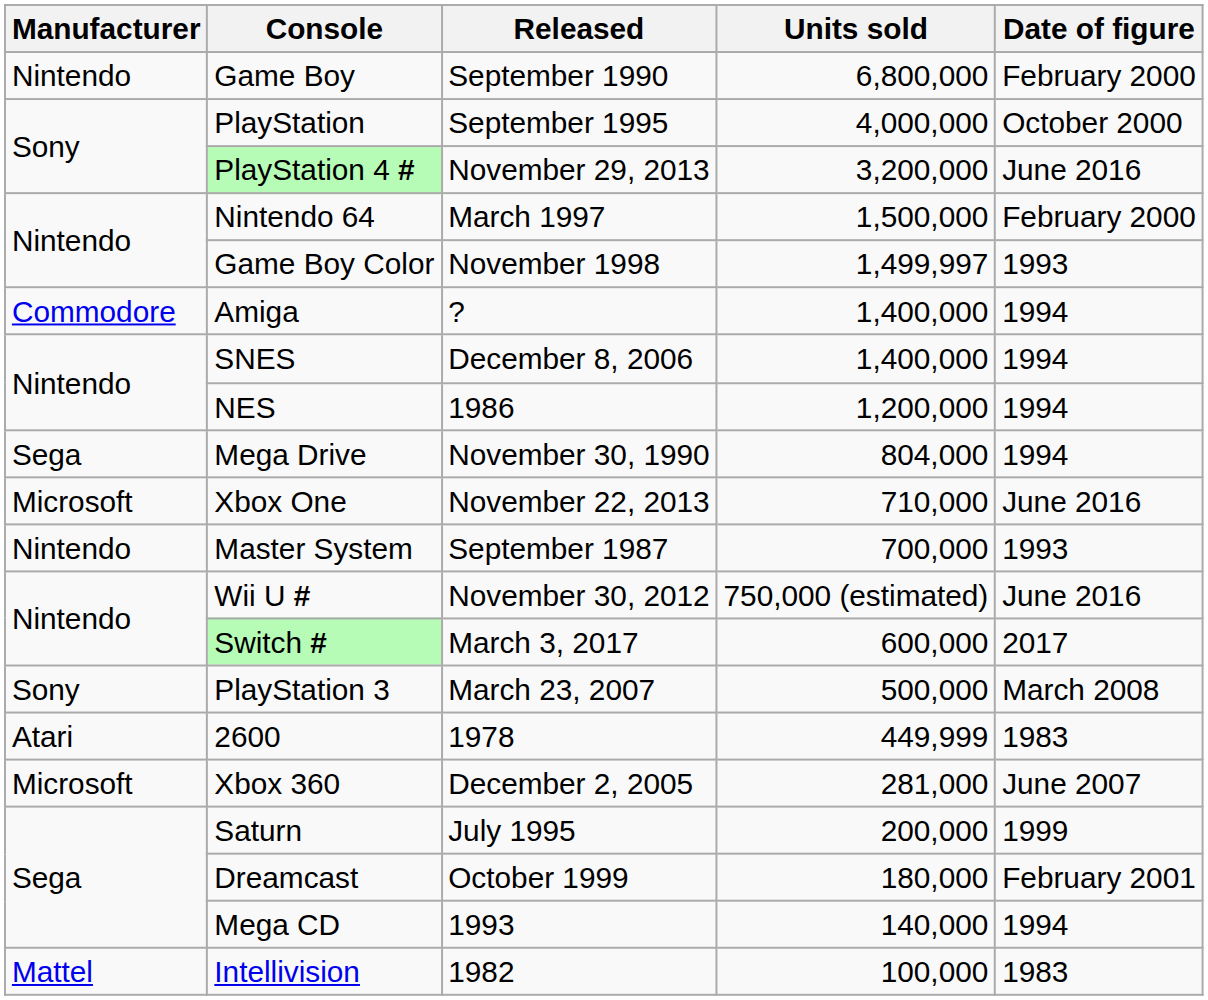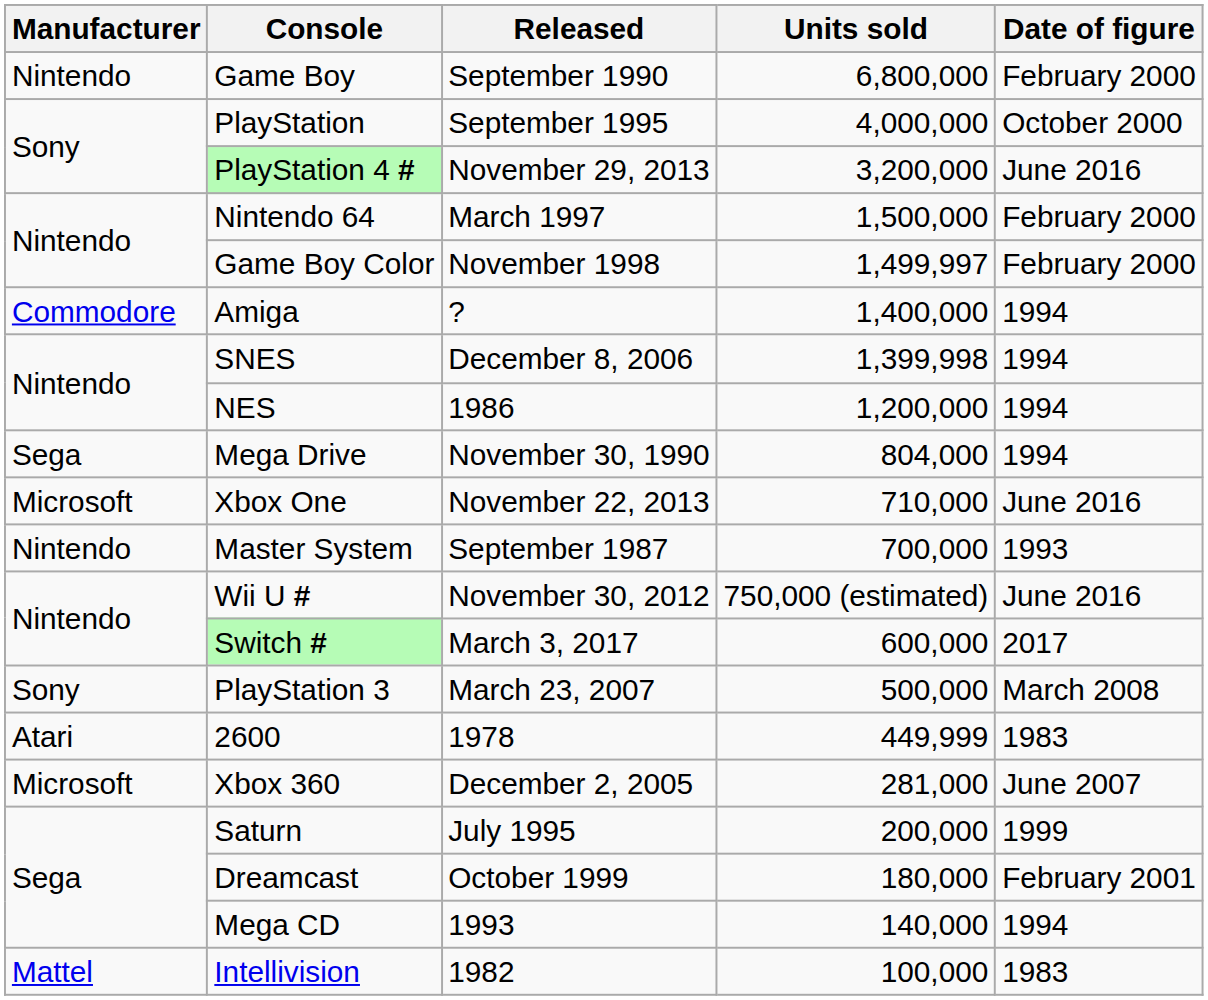(1035, 265) 1993 -> (1099, 265) February 2000
(922, 359) 1,400,000 -> (922, 359) 1,399,998
